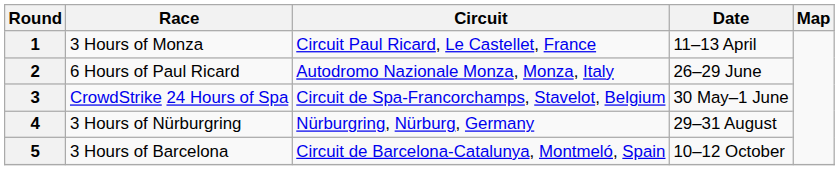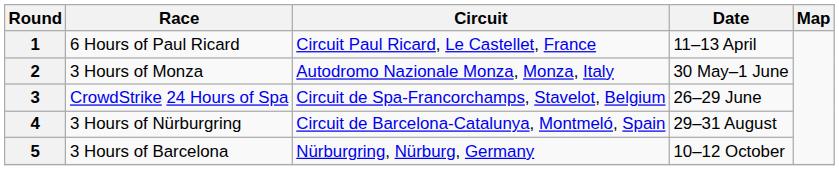(136, 44) 3 Hours of Monza -> (155, 44) 6 Hours of Paul Ricard
(155, 71) 6 Hours of Paul Ricard -> (136, 71) 3 Hours of Monza
(718, 71) 26–29 June -> (731, 71) 30 May–1 June
(731, 97) 30 May–1 June -> (718, 97) 26–29 June
(415, 124) Nürburgring, Nürburg, Germany -> (481, 124) Circuit de Barcelona-Catalunya, Montmeló, Spain
(481, 150) Circuit de Barcelona-Catalunya, Montmeló, Spain -> (415, 150) Nürburgring, Nürburg, Germany
